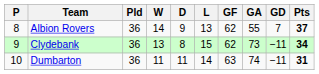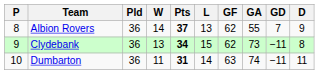columns swapped: (182, 12) <-> (302, 12)
